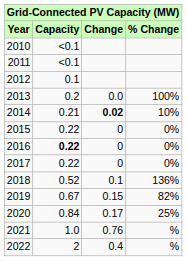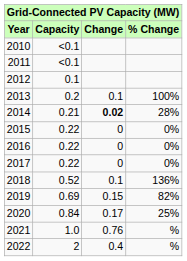(116, 96) 0.0 -> (116, 96) 0.1
(169, 113) 10% -> (169, 113) 28%
(69, 146) bold -> (69, 146) normal
(69, 197) 0.67 -> (69, 197) 0.69
